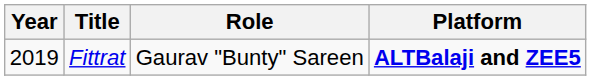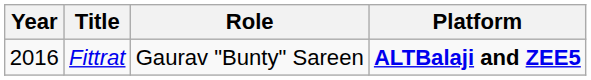(34, 57) 2019 -> (34, 57) 2016
